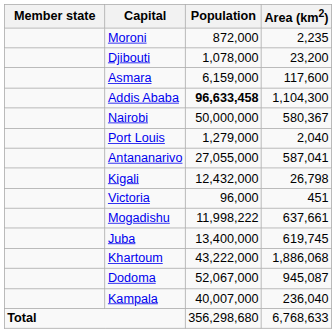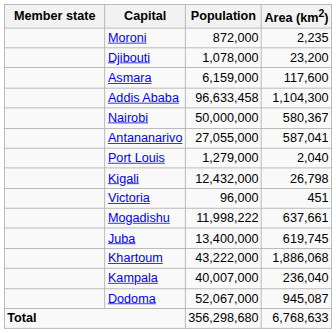(227, 98) bold -> (227, 98) normal
rows swapped: (145, 158) <-> (136, 138)
rows swapped: (132, 278) <-> (133, 298)
